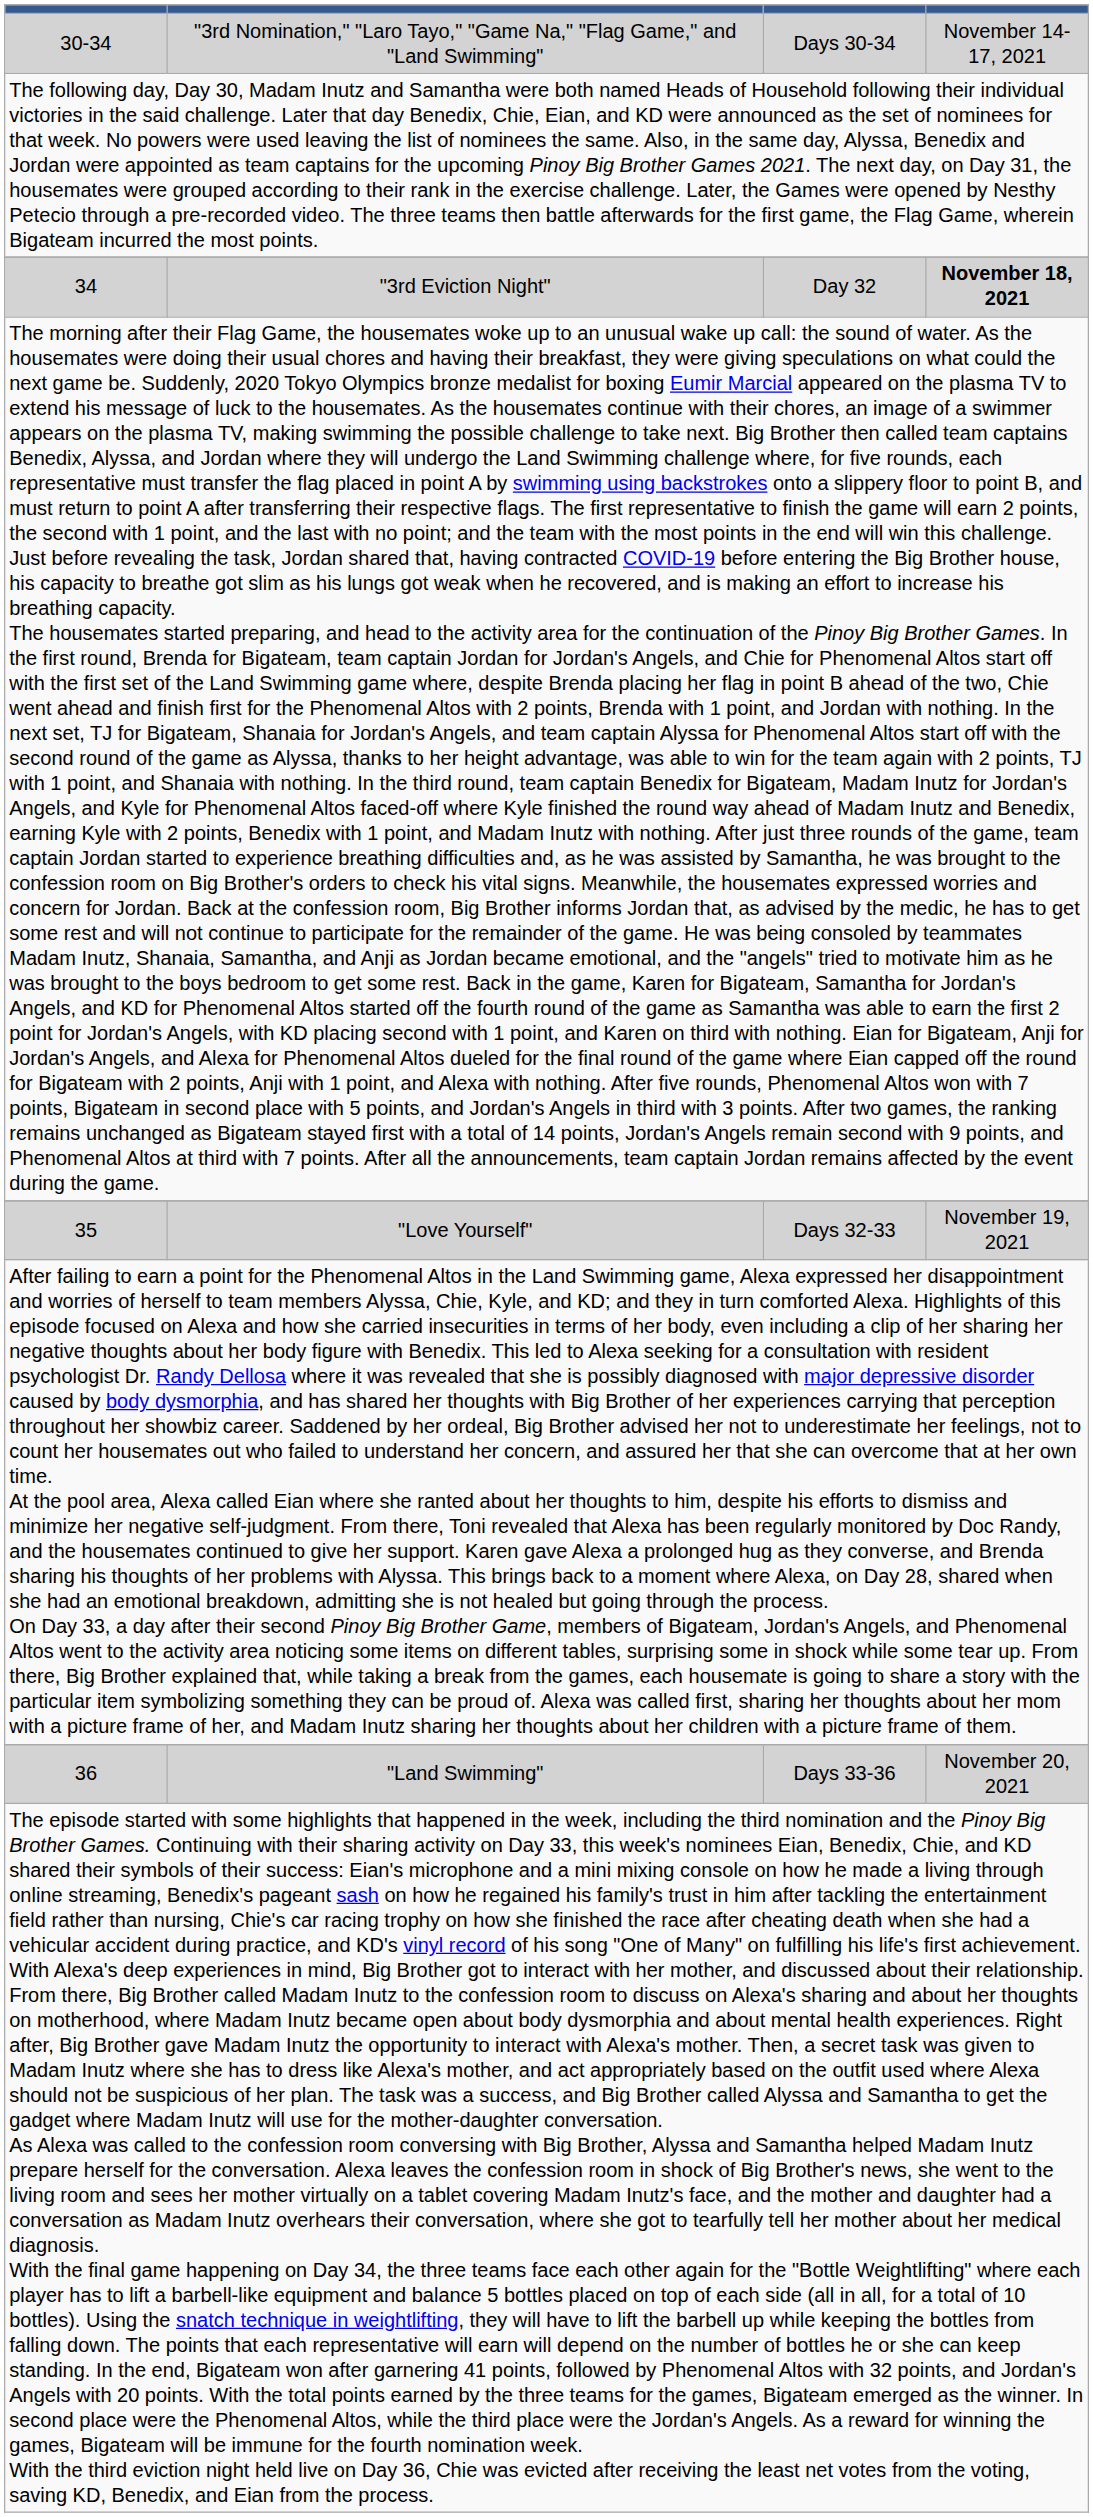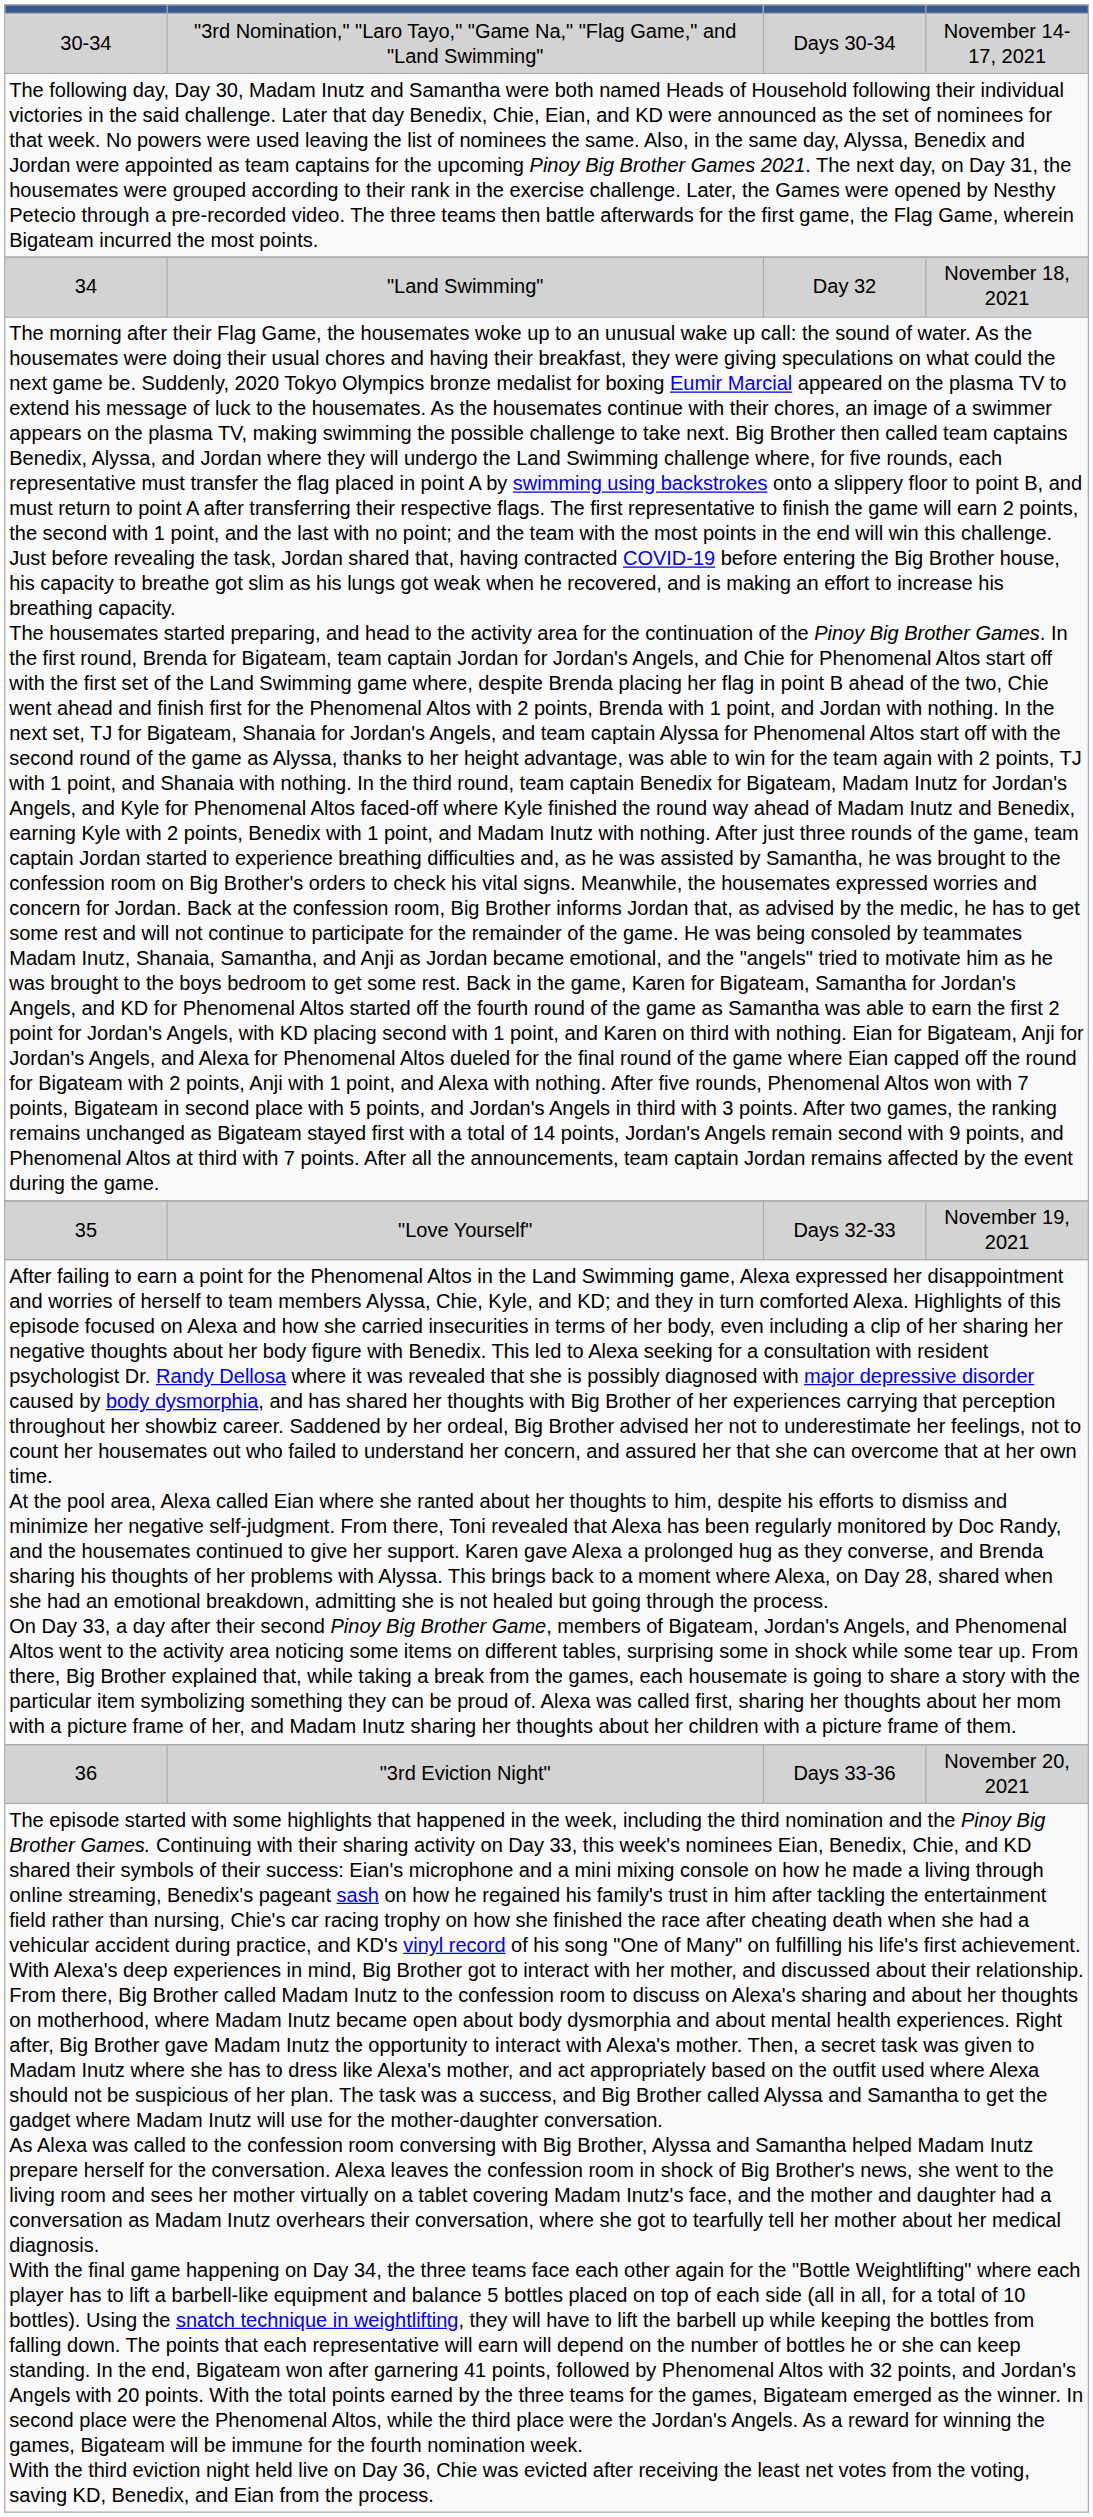(465, 286) "3rd Eviction Night" -> (465, 286) "Land Swimming"
(1007, 286) bold -> (1007, 286) normal
(465, 1773) "Land Swimming" -> (465, 1773) "3rd Eviction Night"
